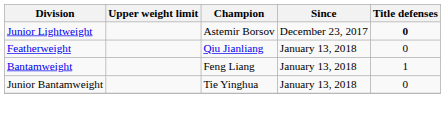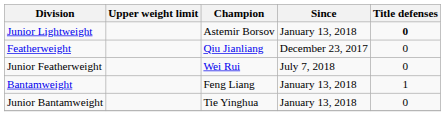(324, 31) December 23, 2017 -> (318, 31) January 13, 2018
(318, 48) January 13, 2018 -> (324, 48) December 23, 2017
+ row: (54, 66)
